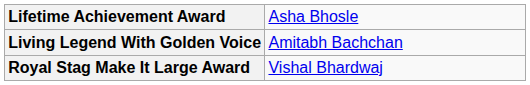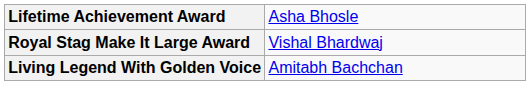rows swapped: (129, 67) <-> (135, 42)
